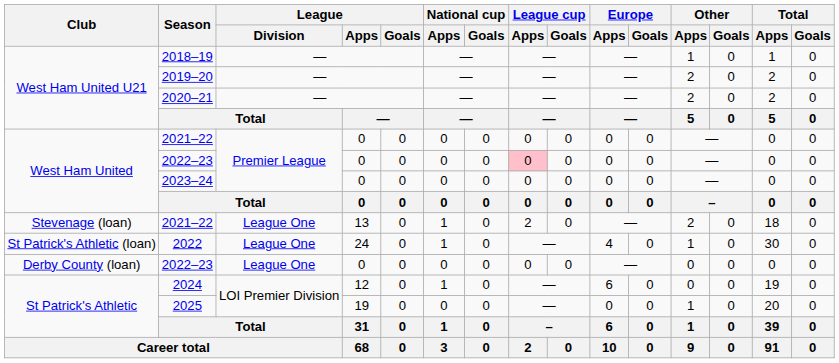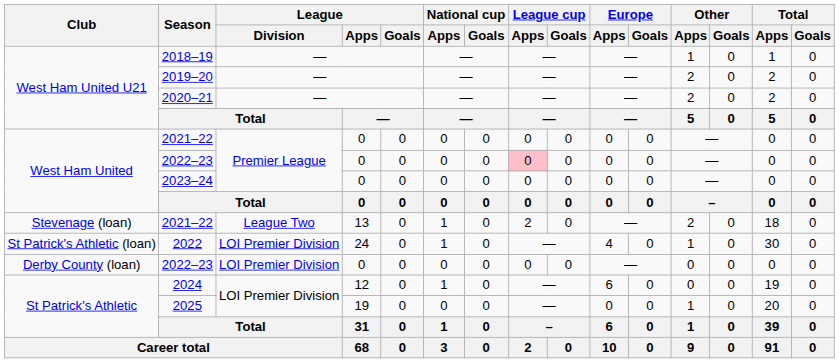(279, 222) League One -> (279, 222) League Two
(279, 243) League One -> (279, 243) LOI Premier Division
(279, 264) League One -> (279, 264) LOI Premier Division
